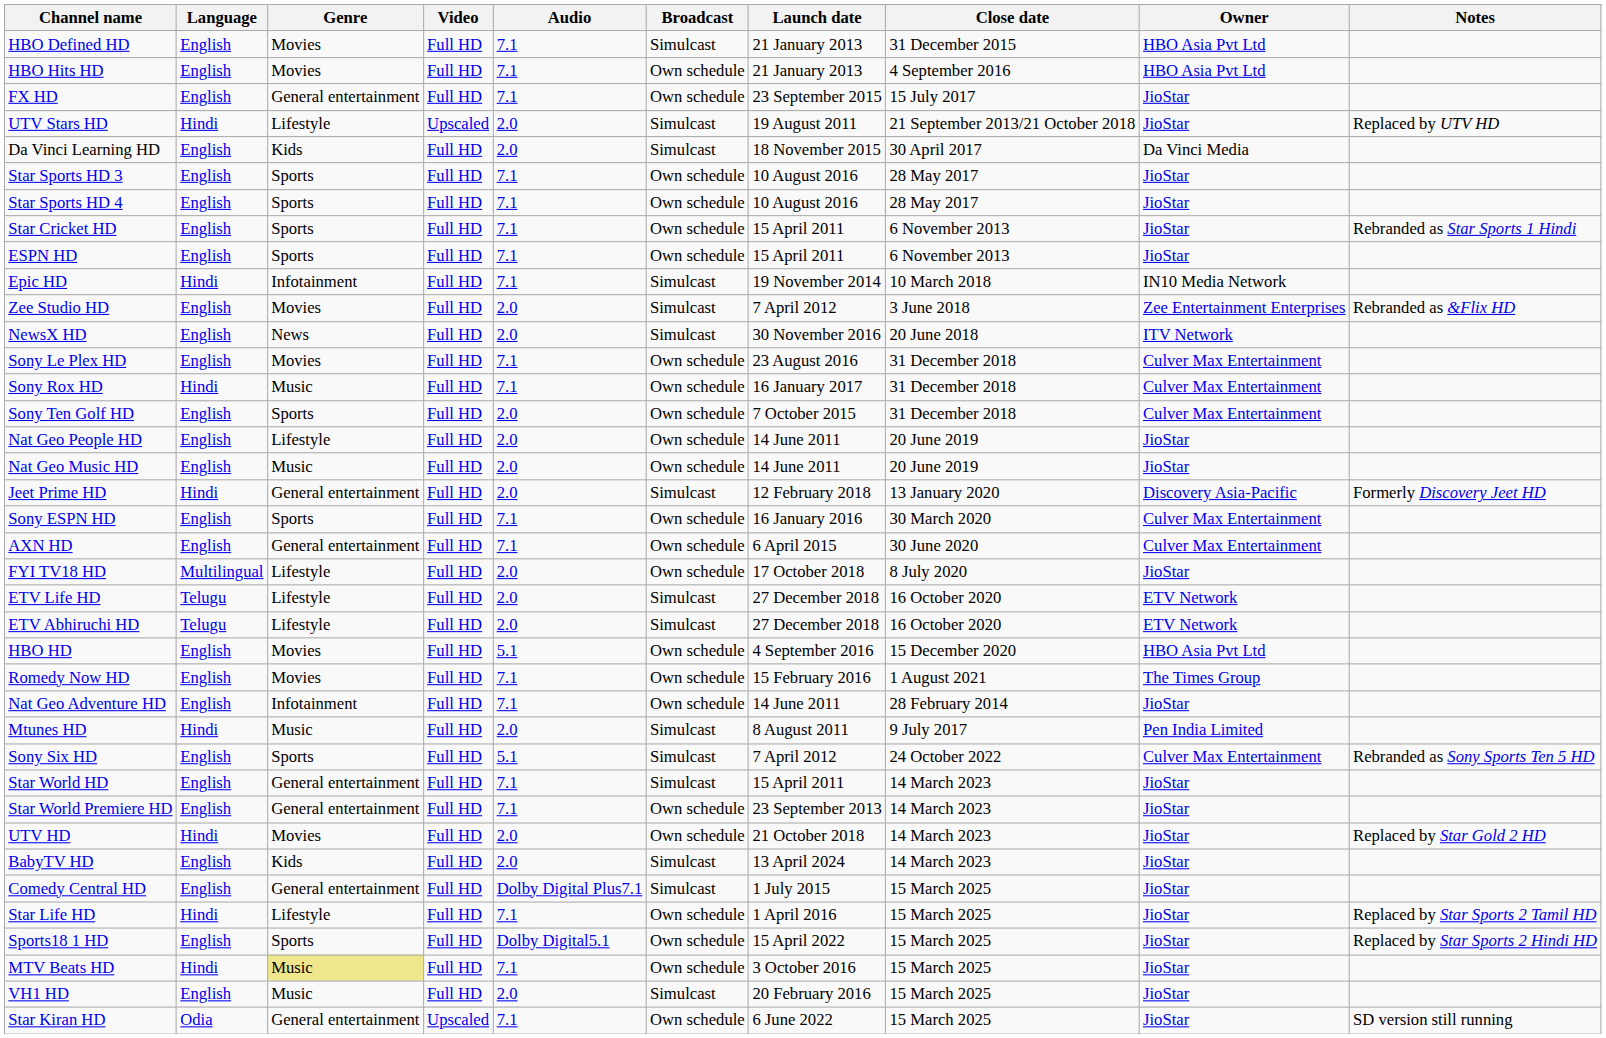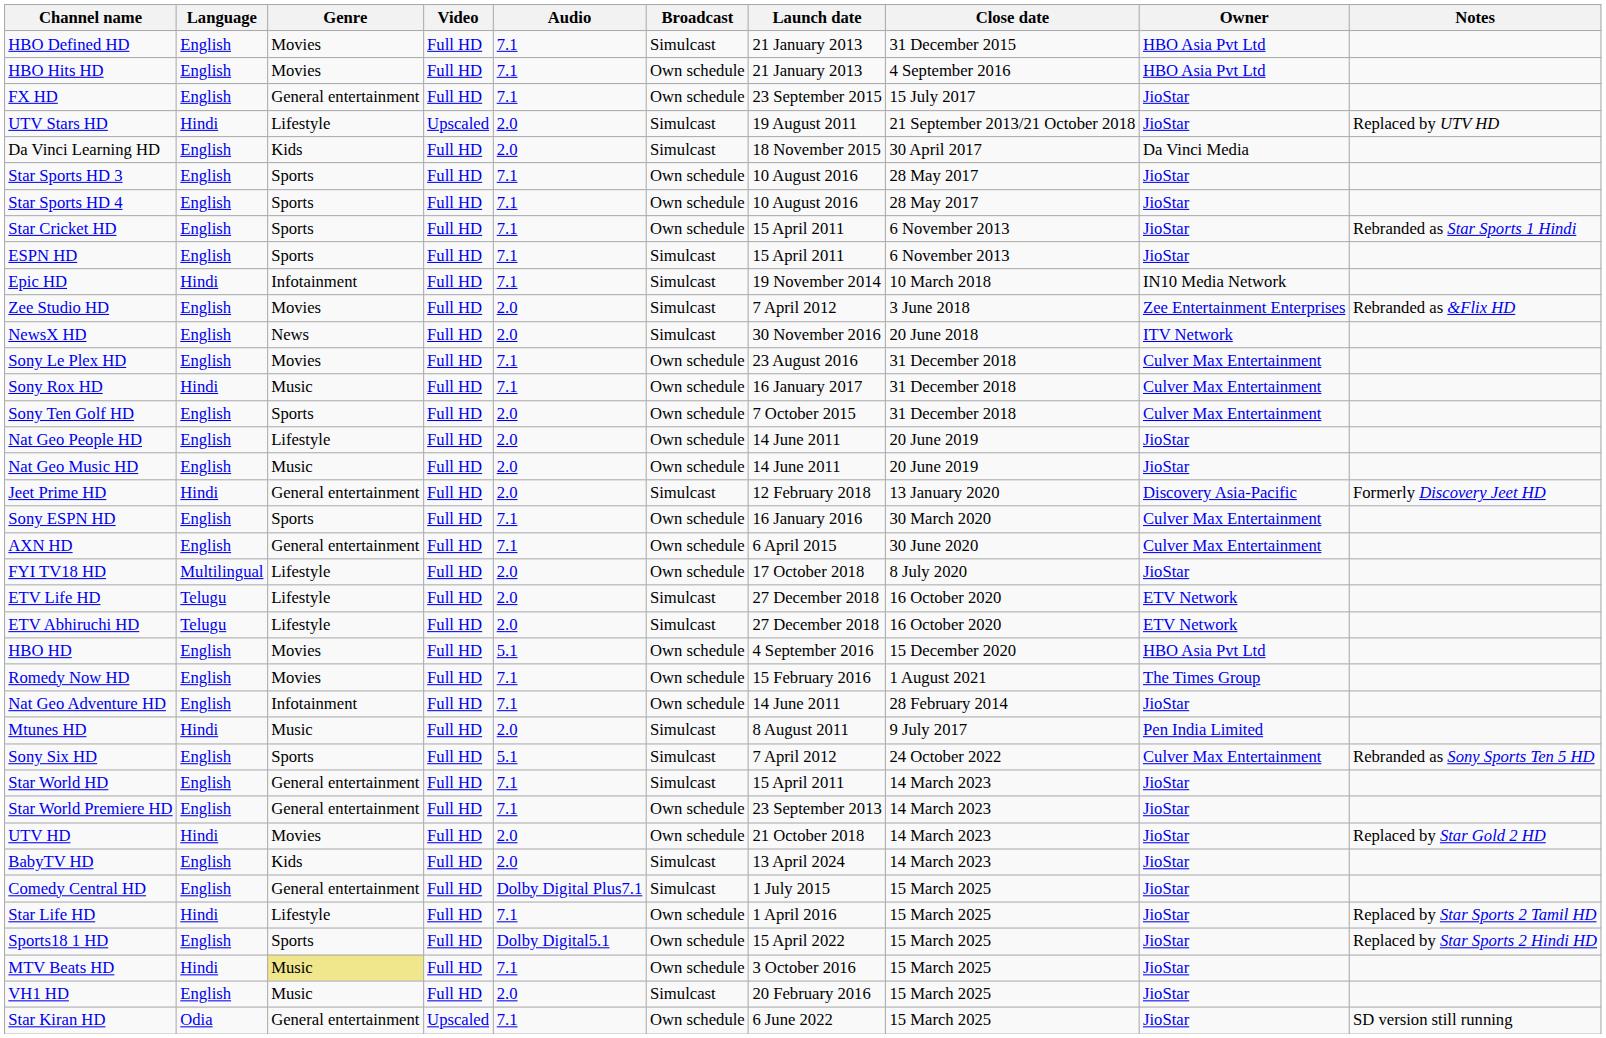(697, 255) Own schedule -> (683, 255) Simulcast
